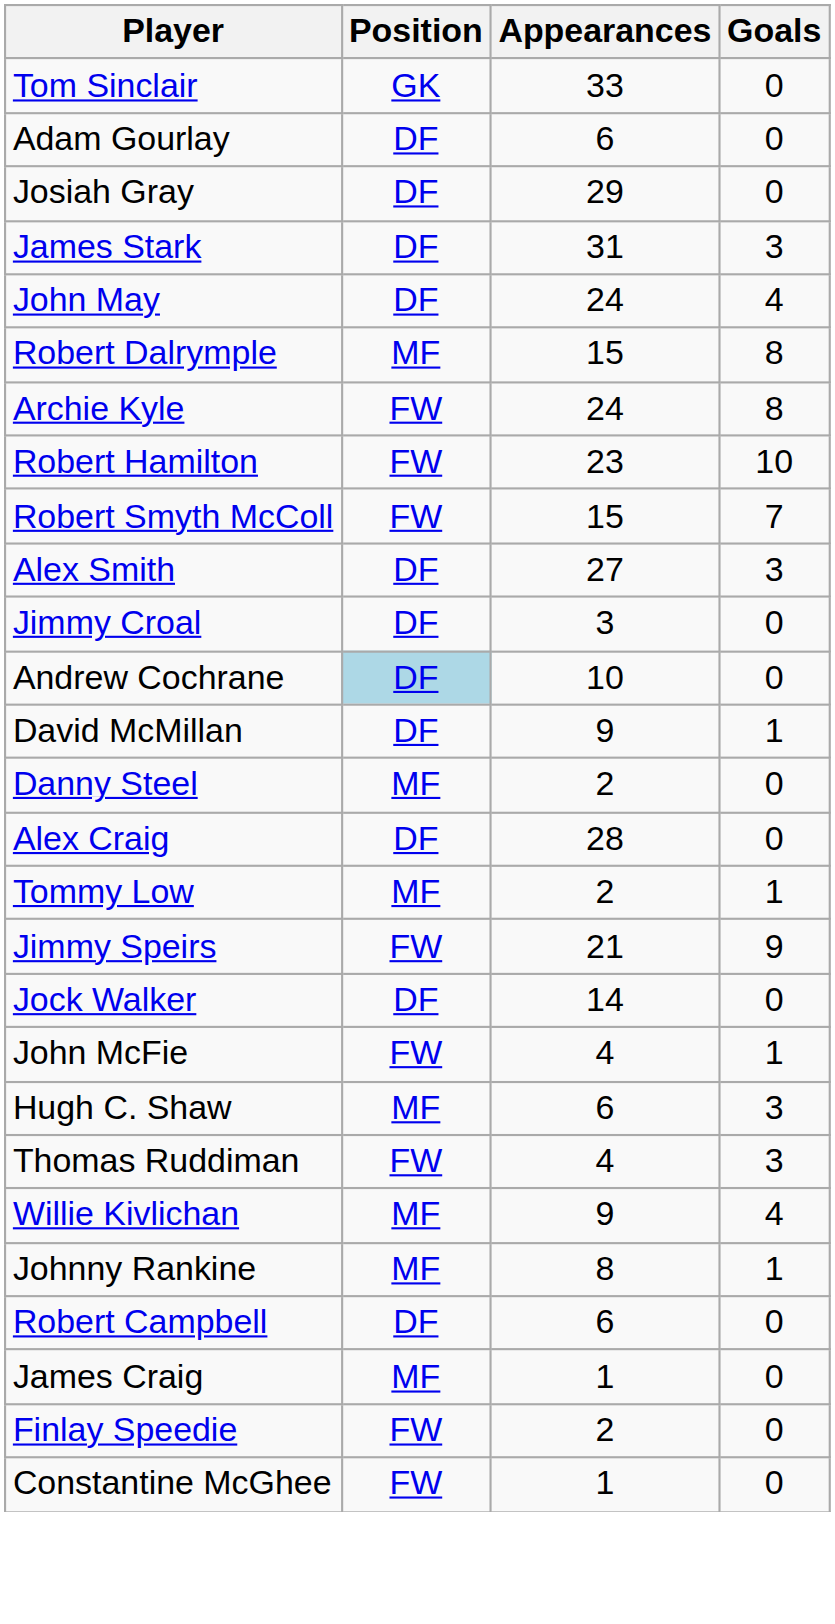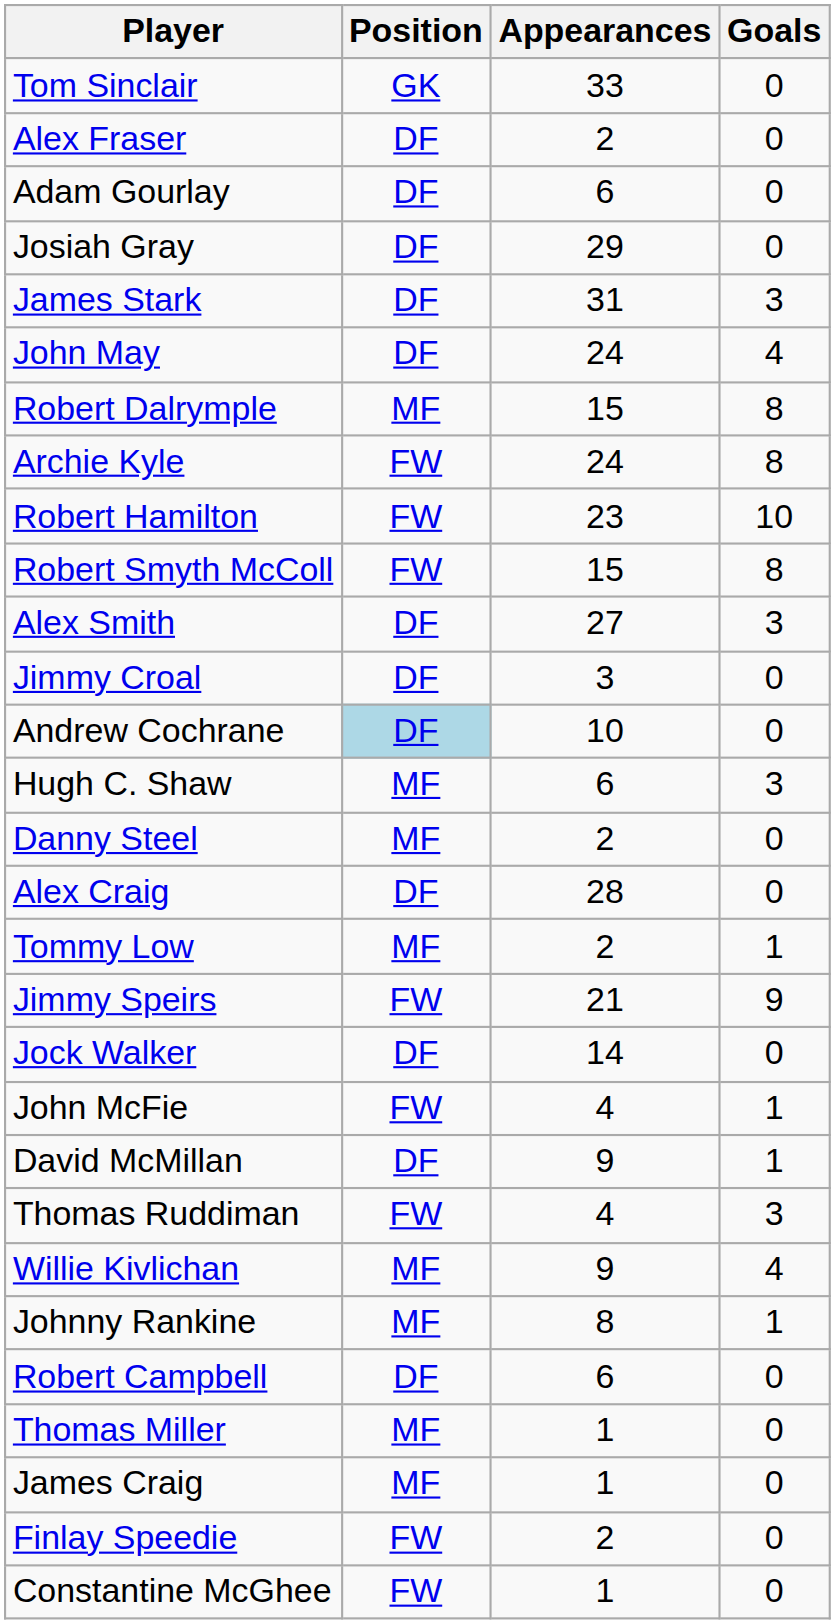+ row: (100, 138)
(774, 515) 7 -> (774, 569) 8
rows swapped: (128, 730) <-> (122, 1107)
+ row: (119, 1430)
